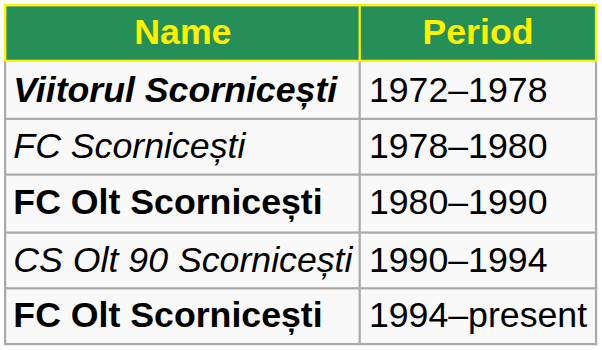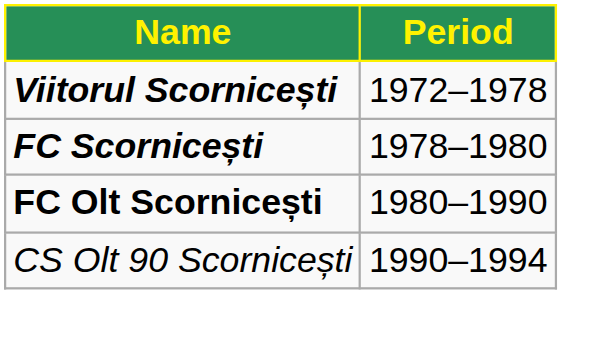(129, 145) normal -> (138, 145) bold
- row: (478, 315)
